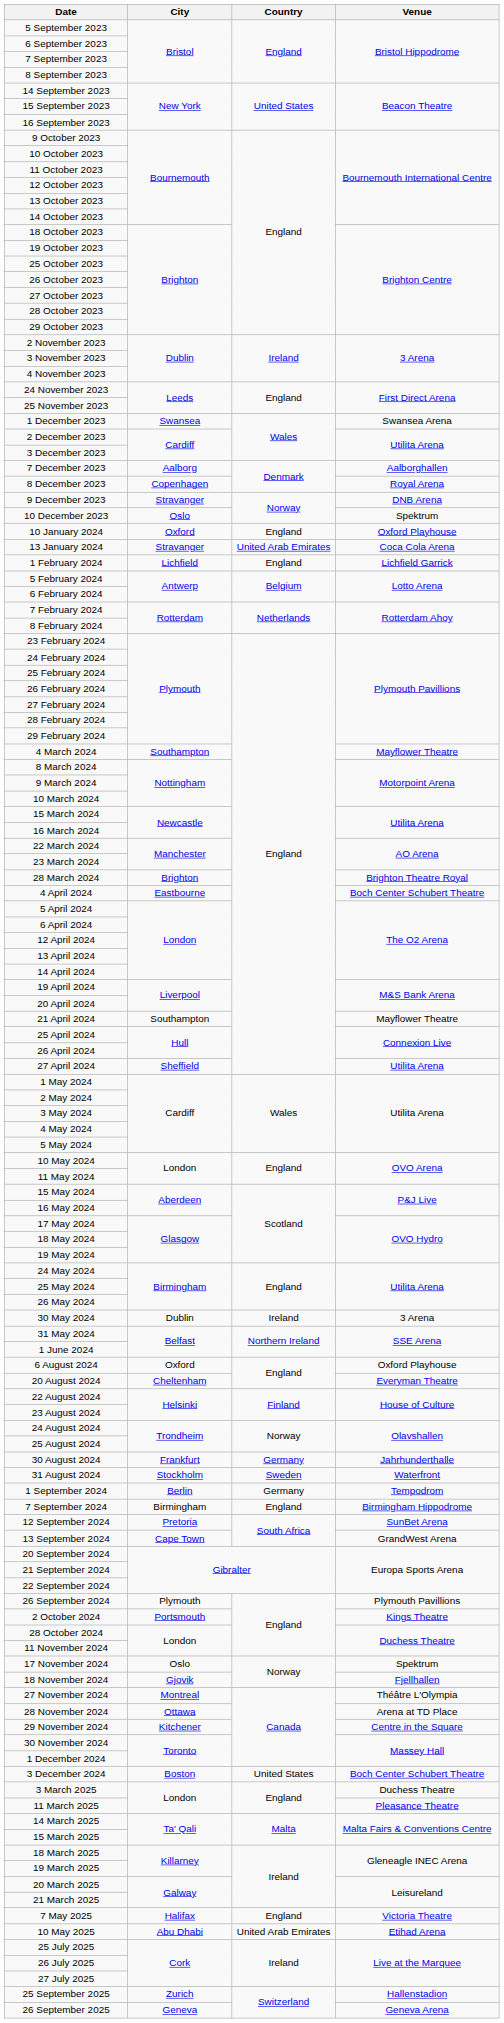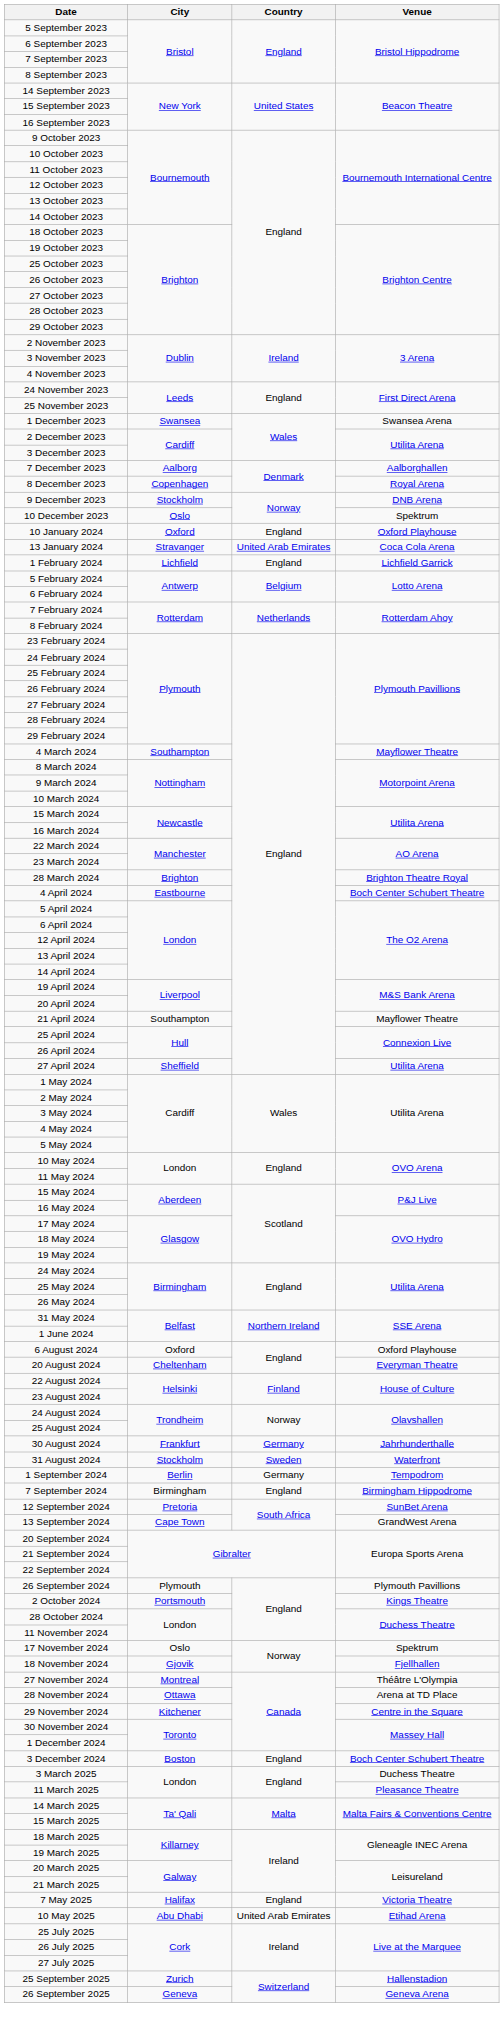(180, 500) Stravanger -> (180, 500) Stockholm
- row: (66, 1318)
(284, 1774) United States -> (284, 1758) England
